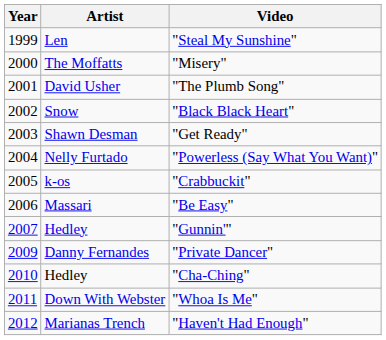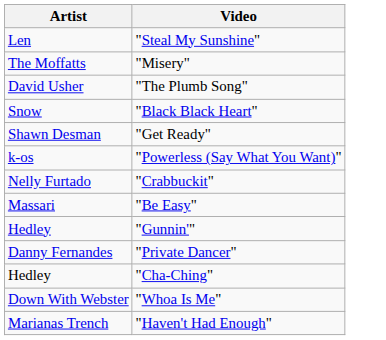- column: (23, 16)
(86, 157) Nelly Furtado -> (21, 157) k-os
(57, 181) k-os -> (49, 181) Nelly Furtado
